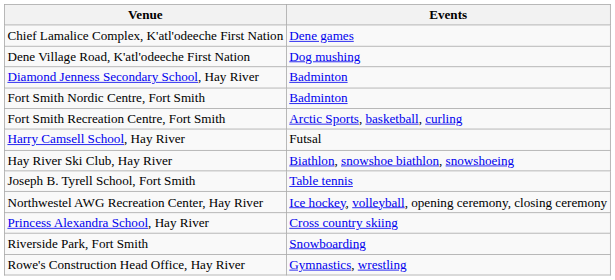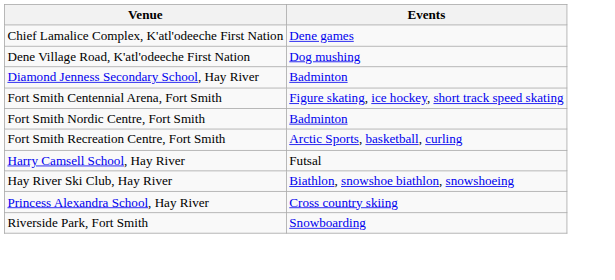+ row: (115, 98)
- row: (101, 181)
- row: (135, 202)
- row: (126, 264)
